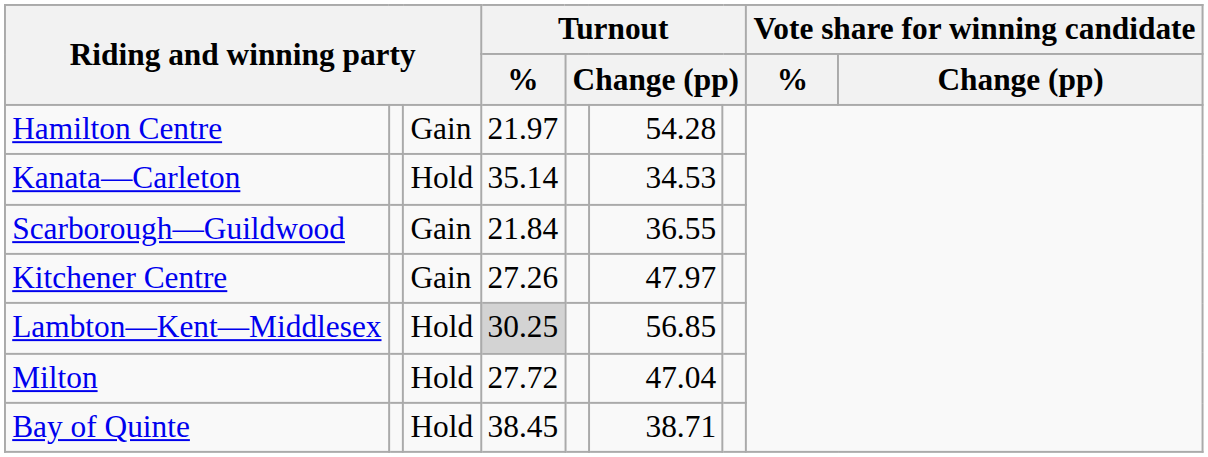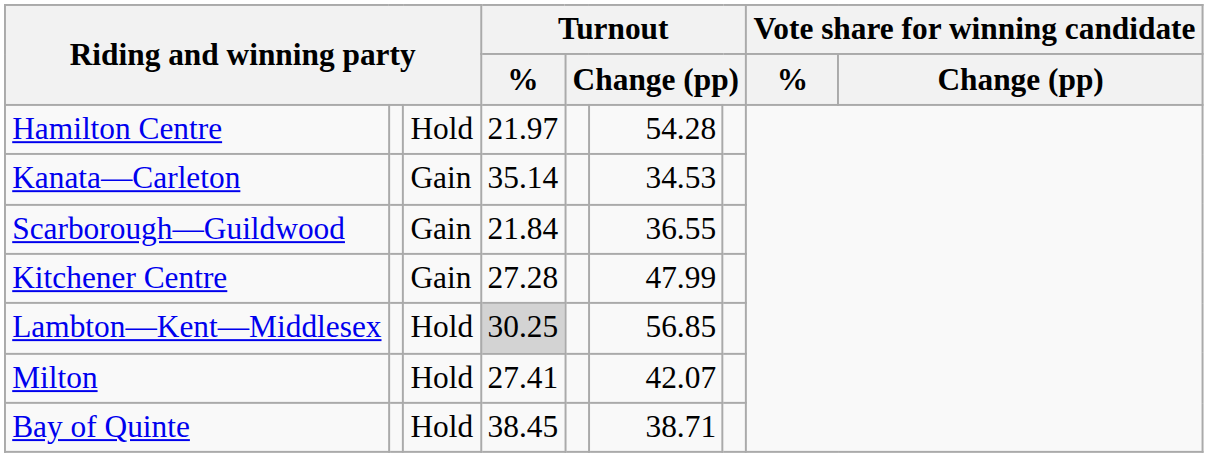(441, 128) Gain -> (442, 128) Hold
(442, 178) Hold -> (441, 178) Gain
(523, 278) 27.26 -> (523, 278) 27.28
(681, 278) 47.97 -> (681, 278) 47.99
(523, 377) 27.72 -> (523, 377) 27.41
(681, 377) 47.04 -> (681, 377) 42.07
